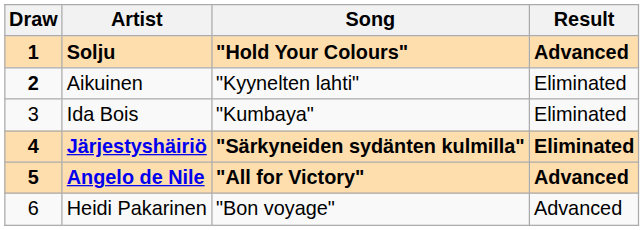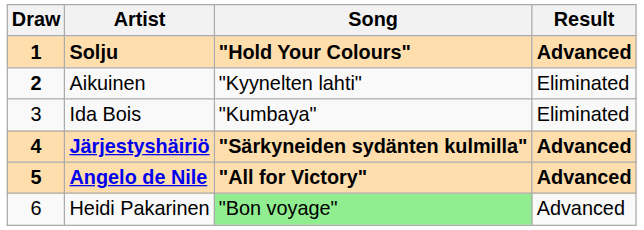(584, 146) Eliminated -> (584, 146) Advanced
(275, 209) no background -> (278, 209) lightgreen background
